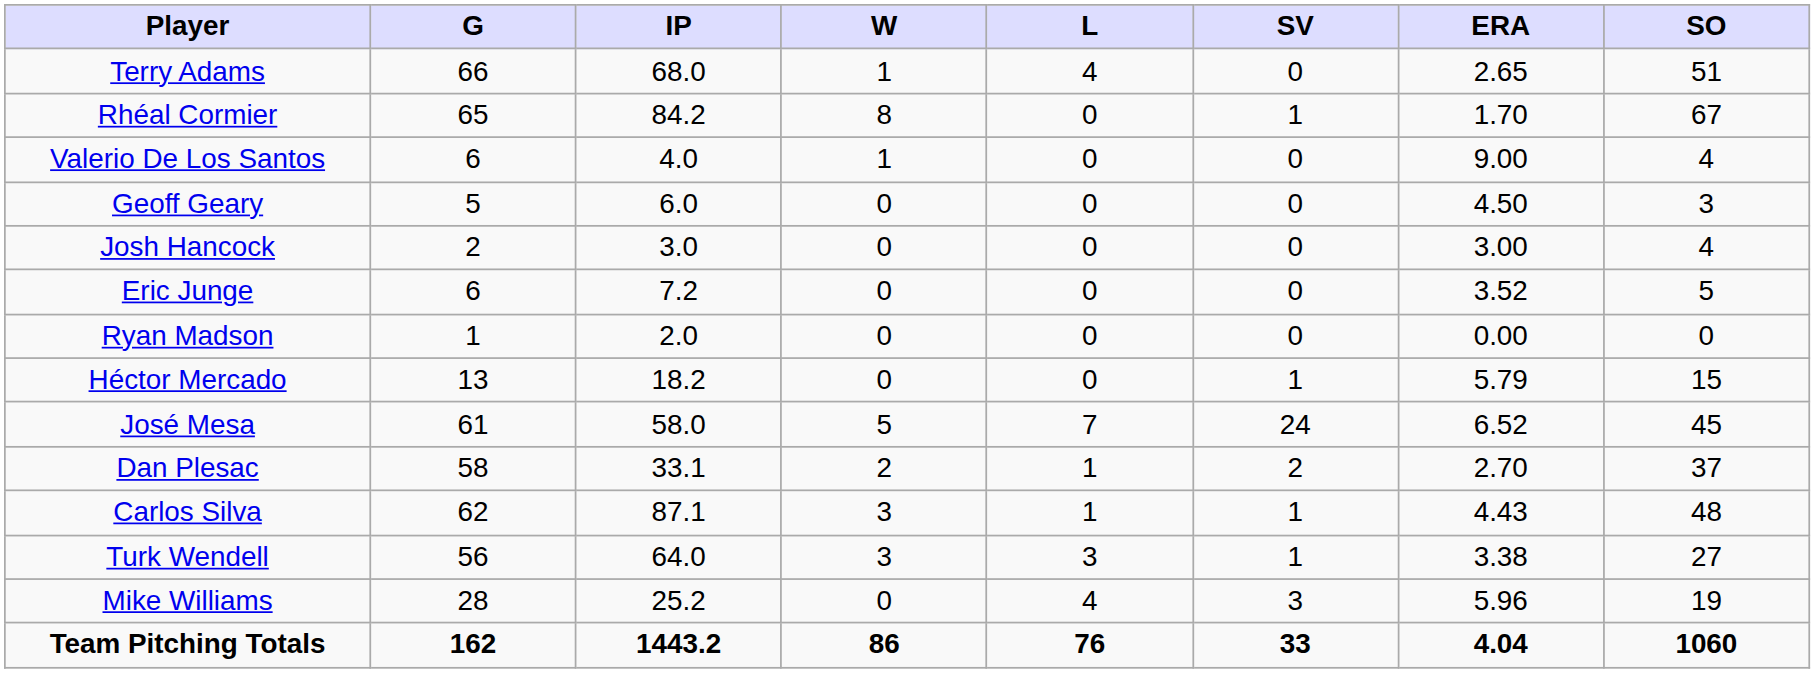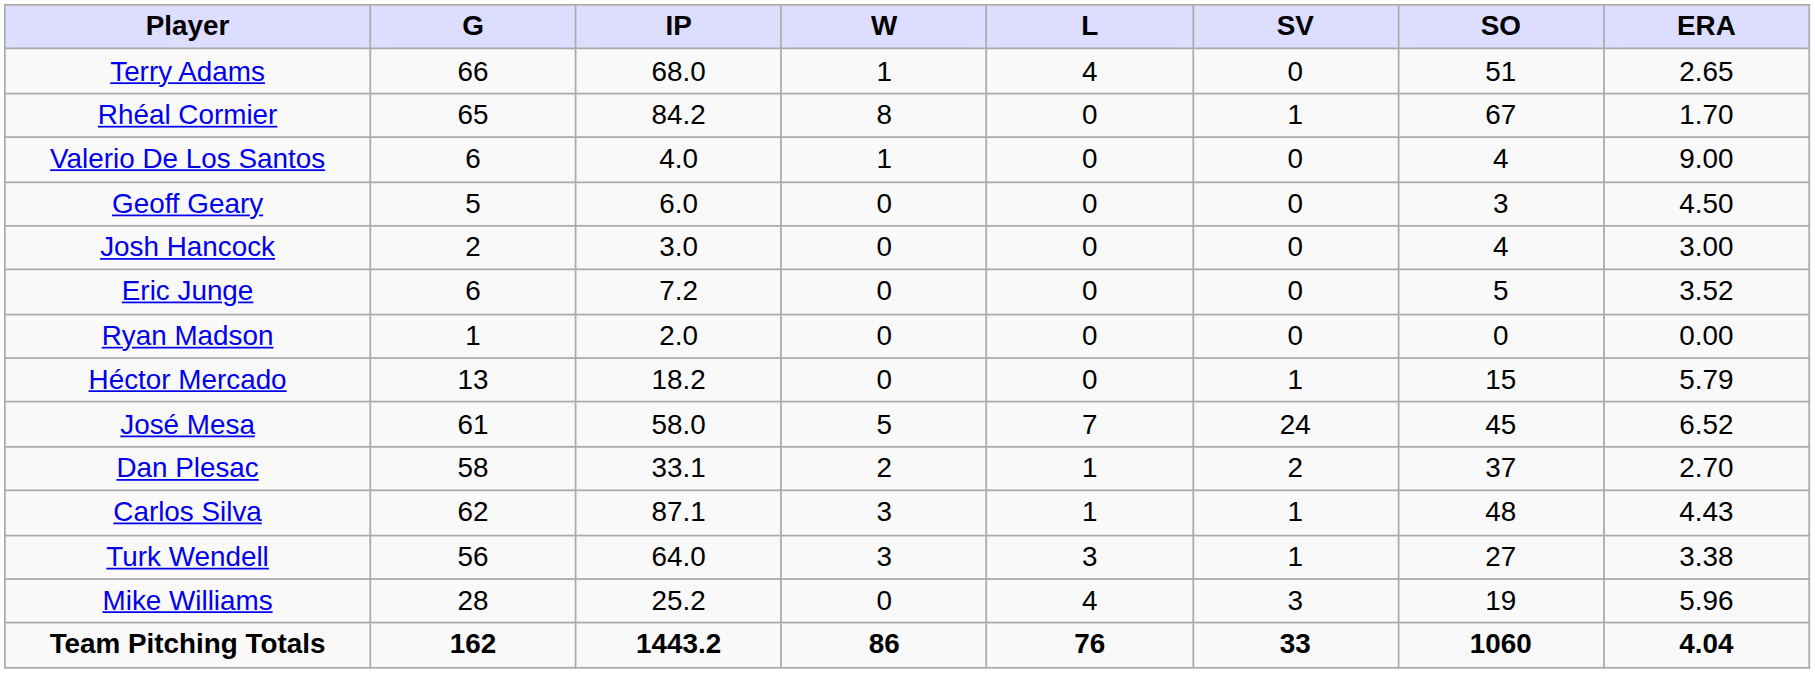columns swapped: (1501, 26) <-> (1706, 26)
